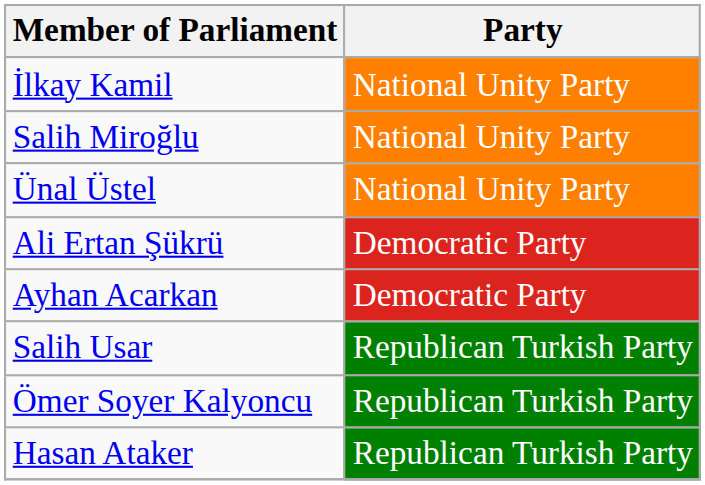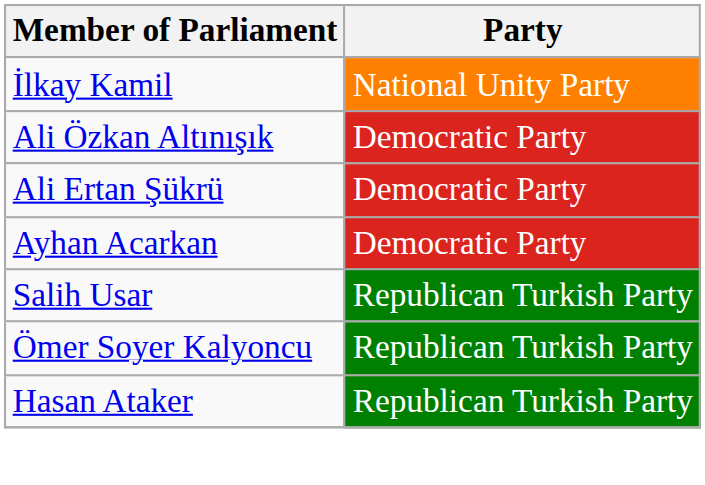- row: (106, 136)
- row: (84, 189)
+ row: (143, 136)
